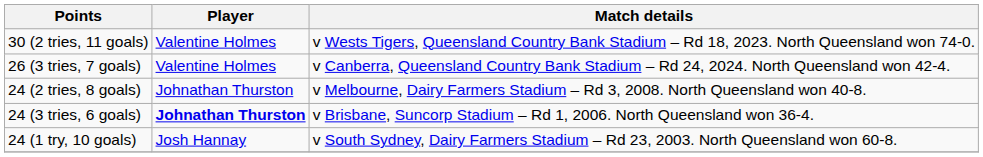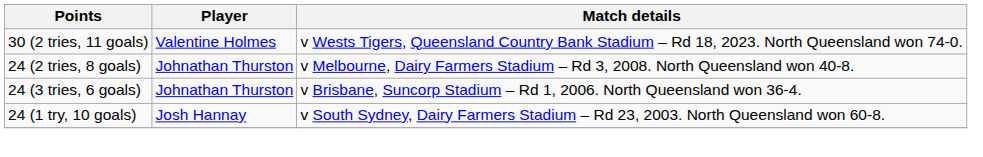- row: (74, 66)
(231, 115) bold -> (224, 90) normal
